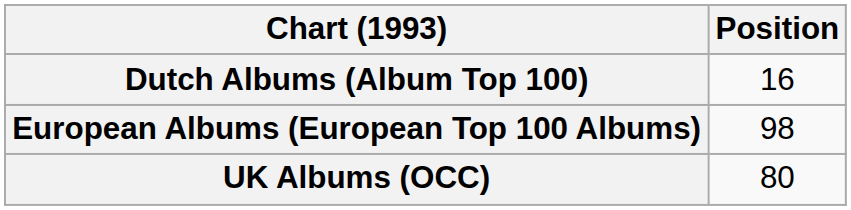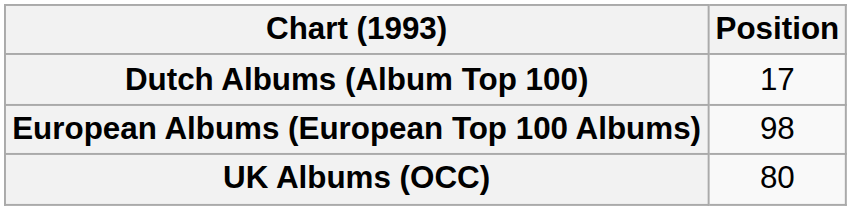(777, 79) 16 -> (777, 79) 17
